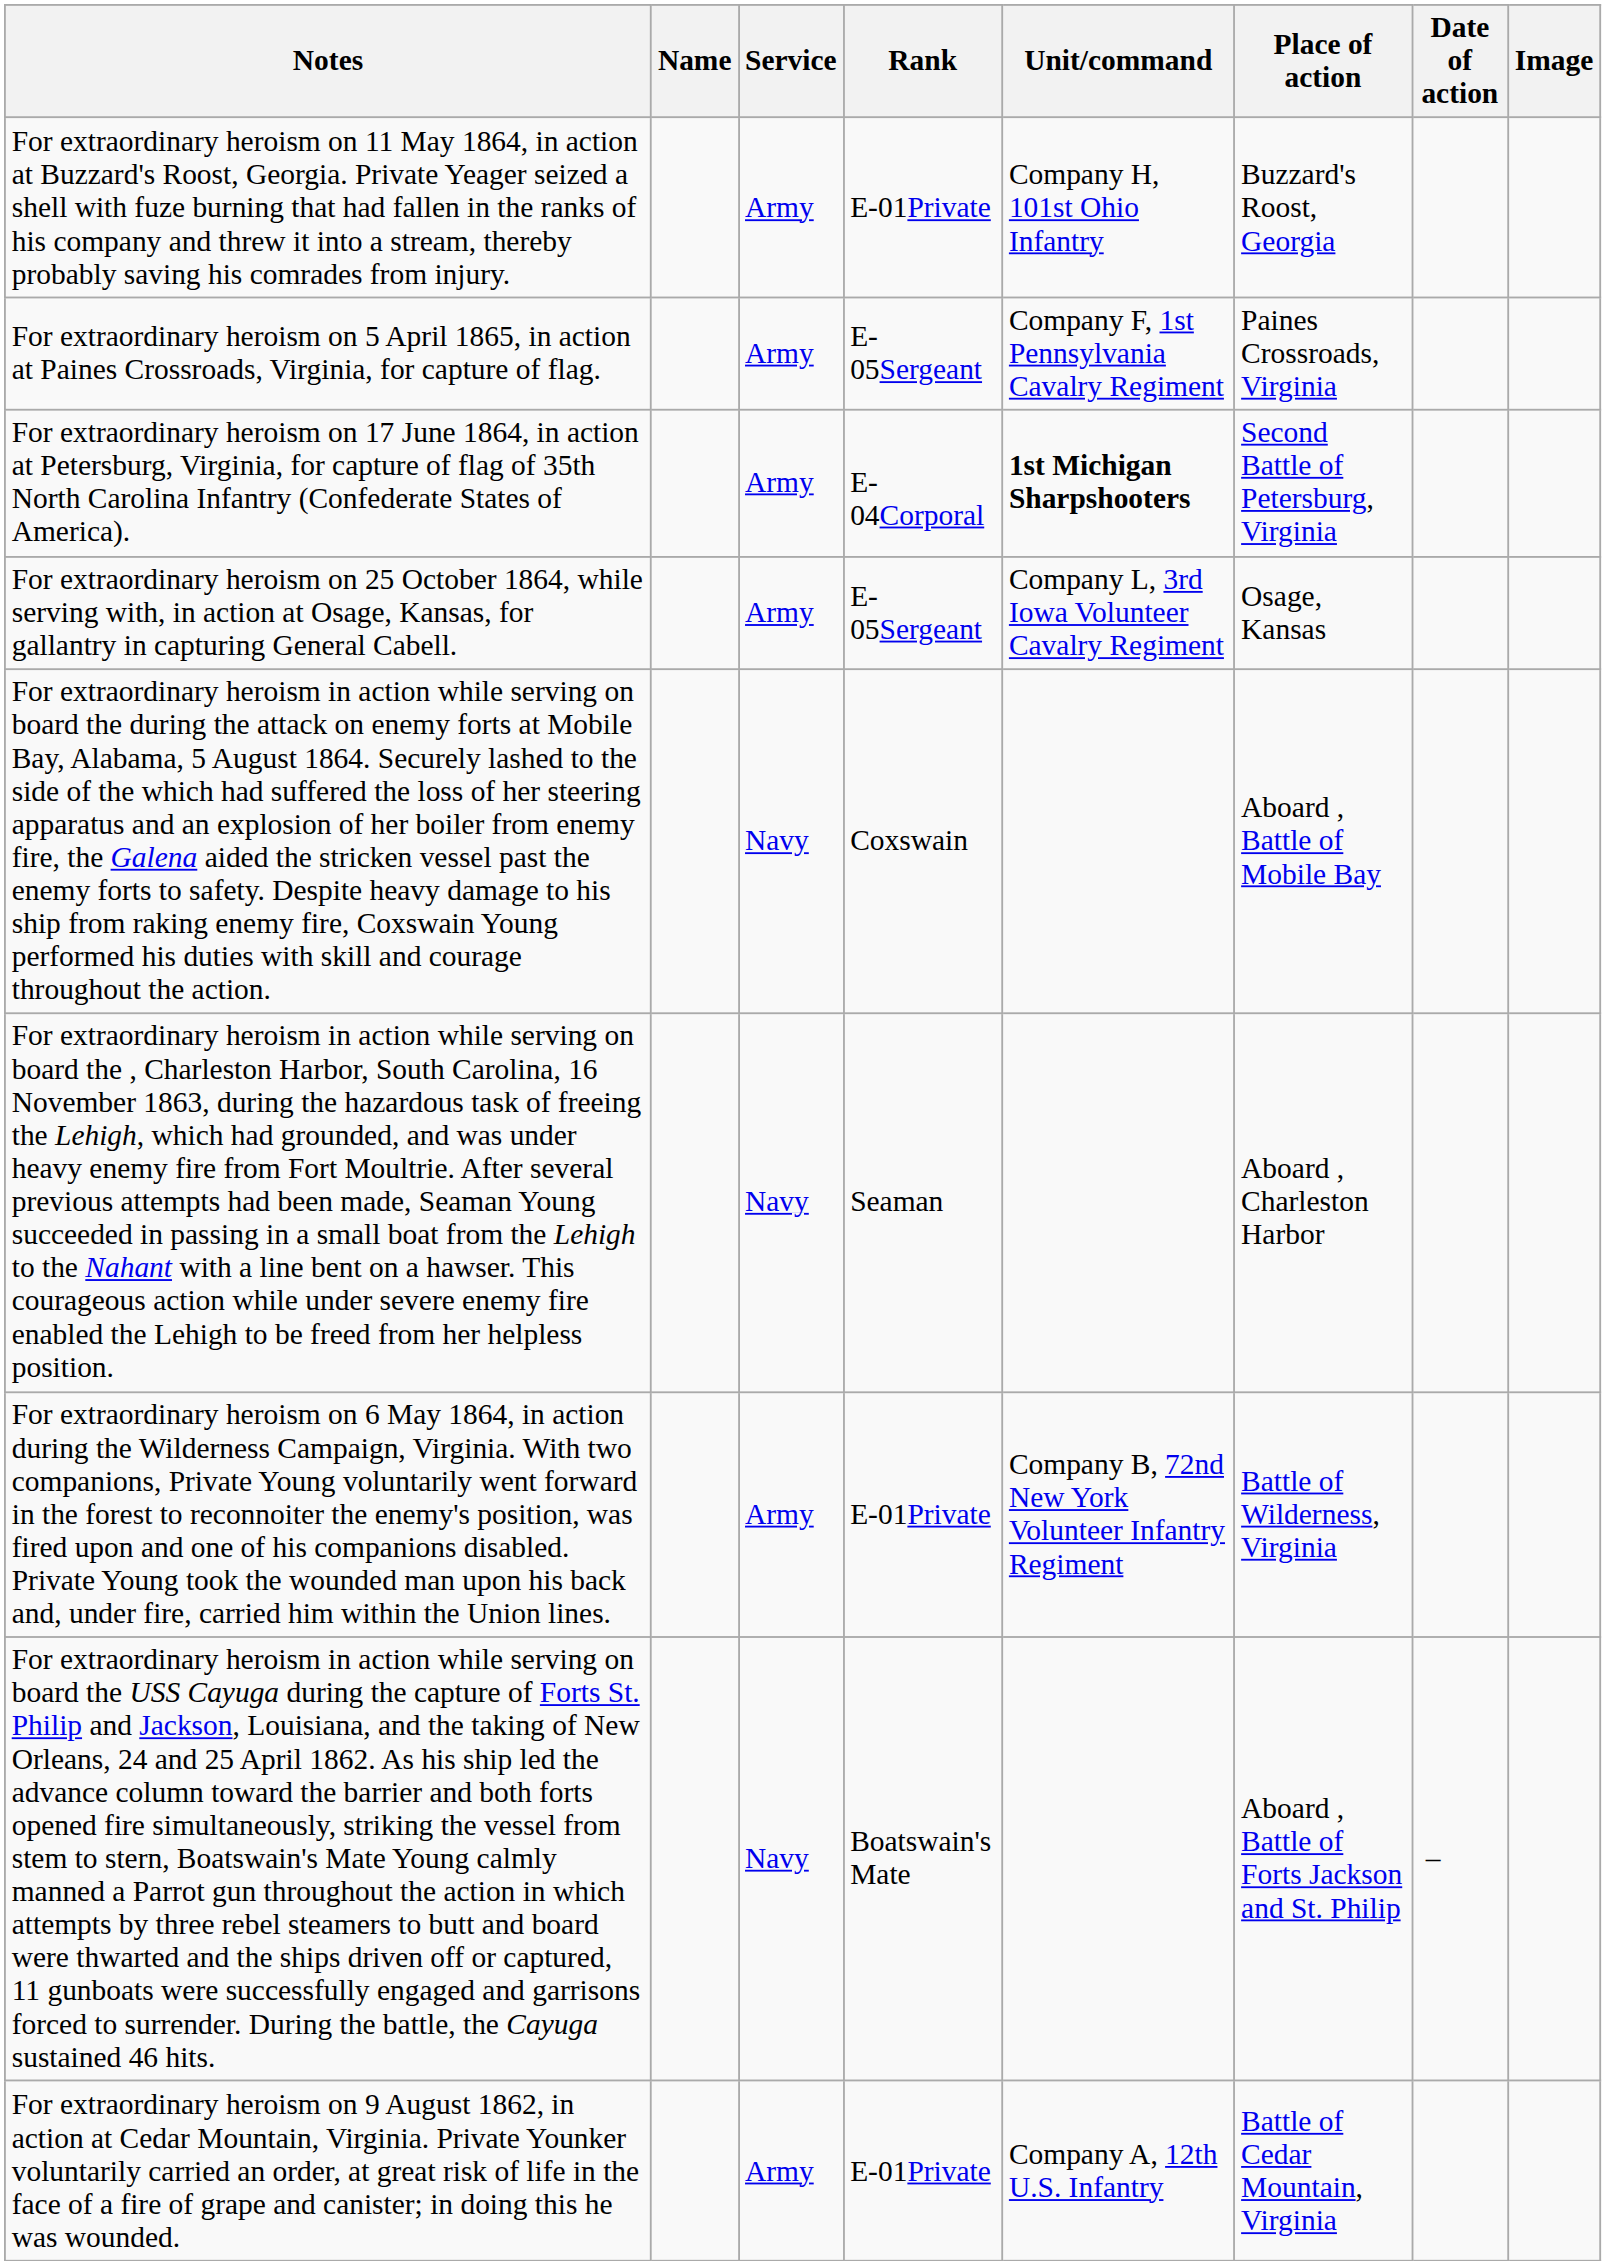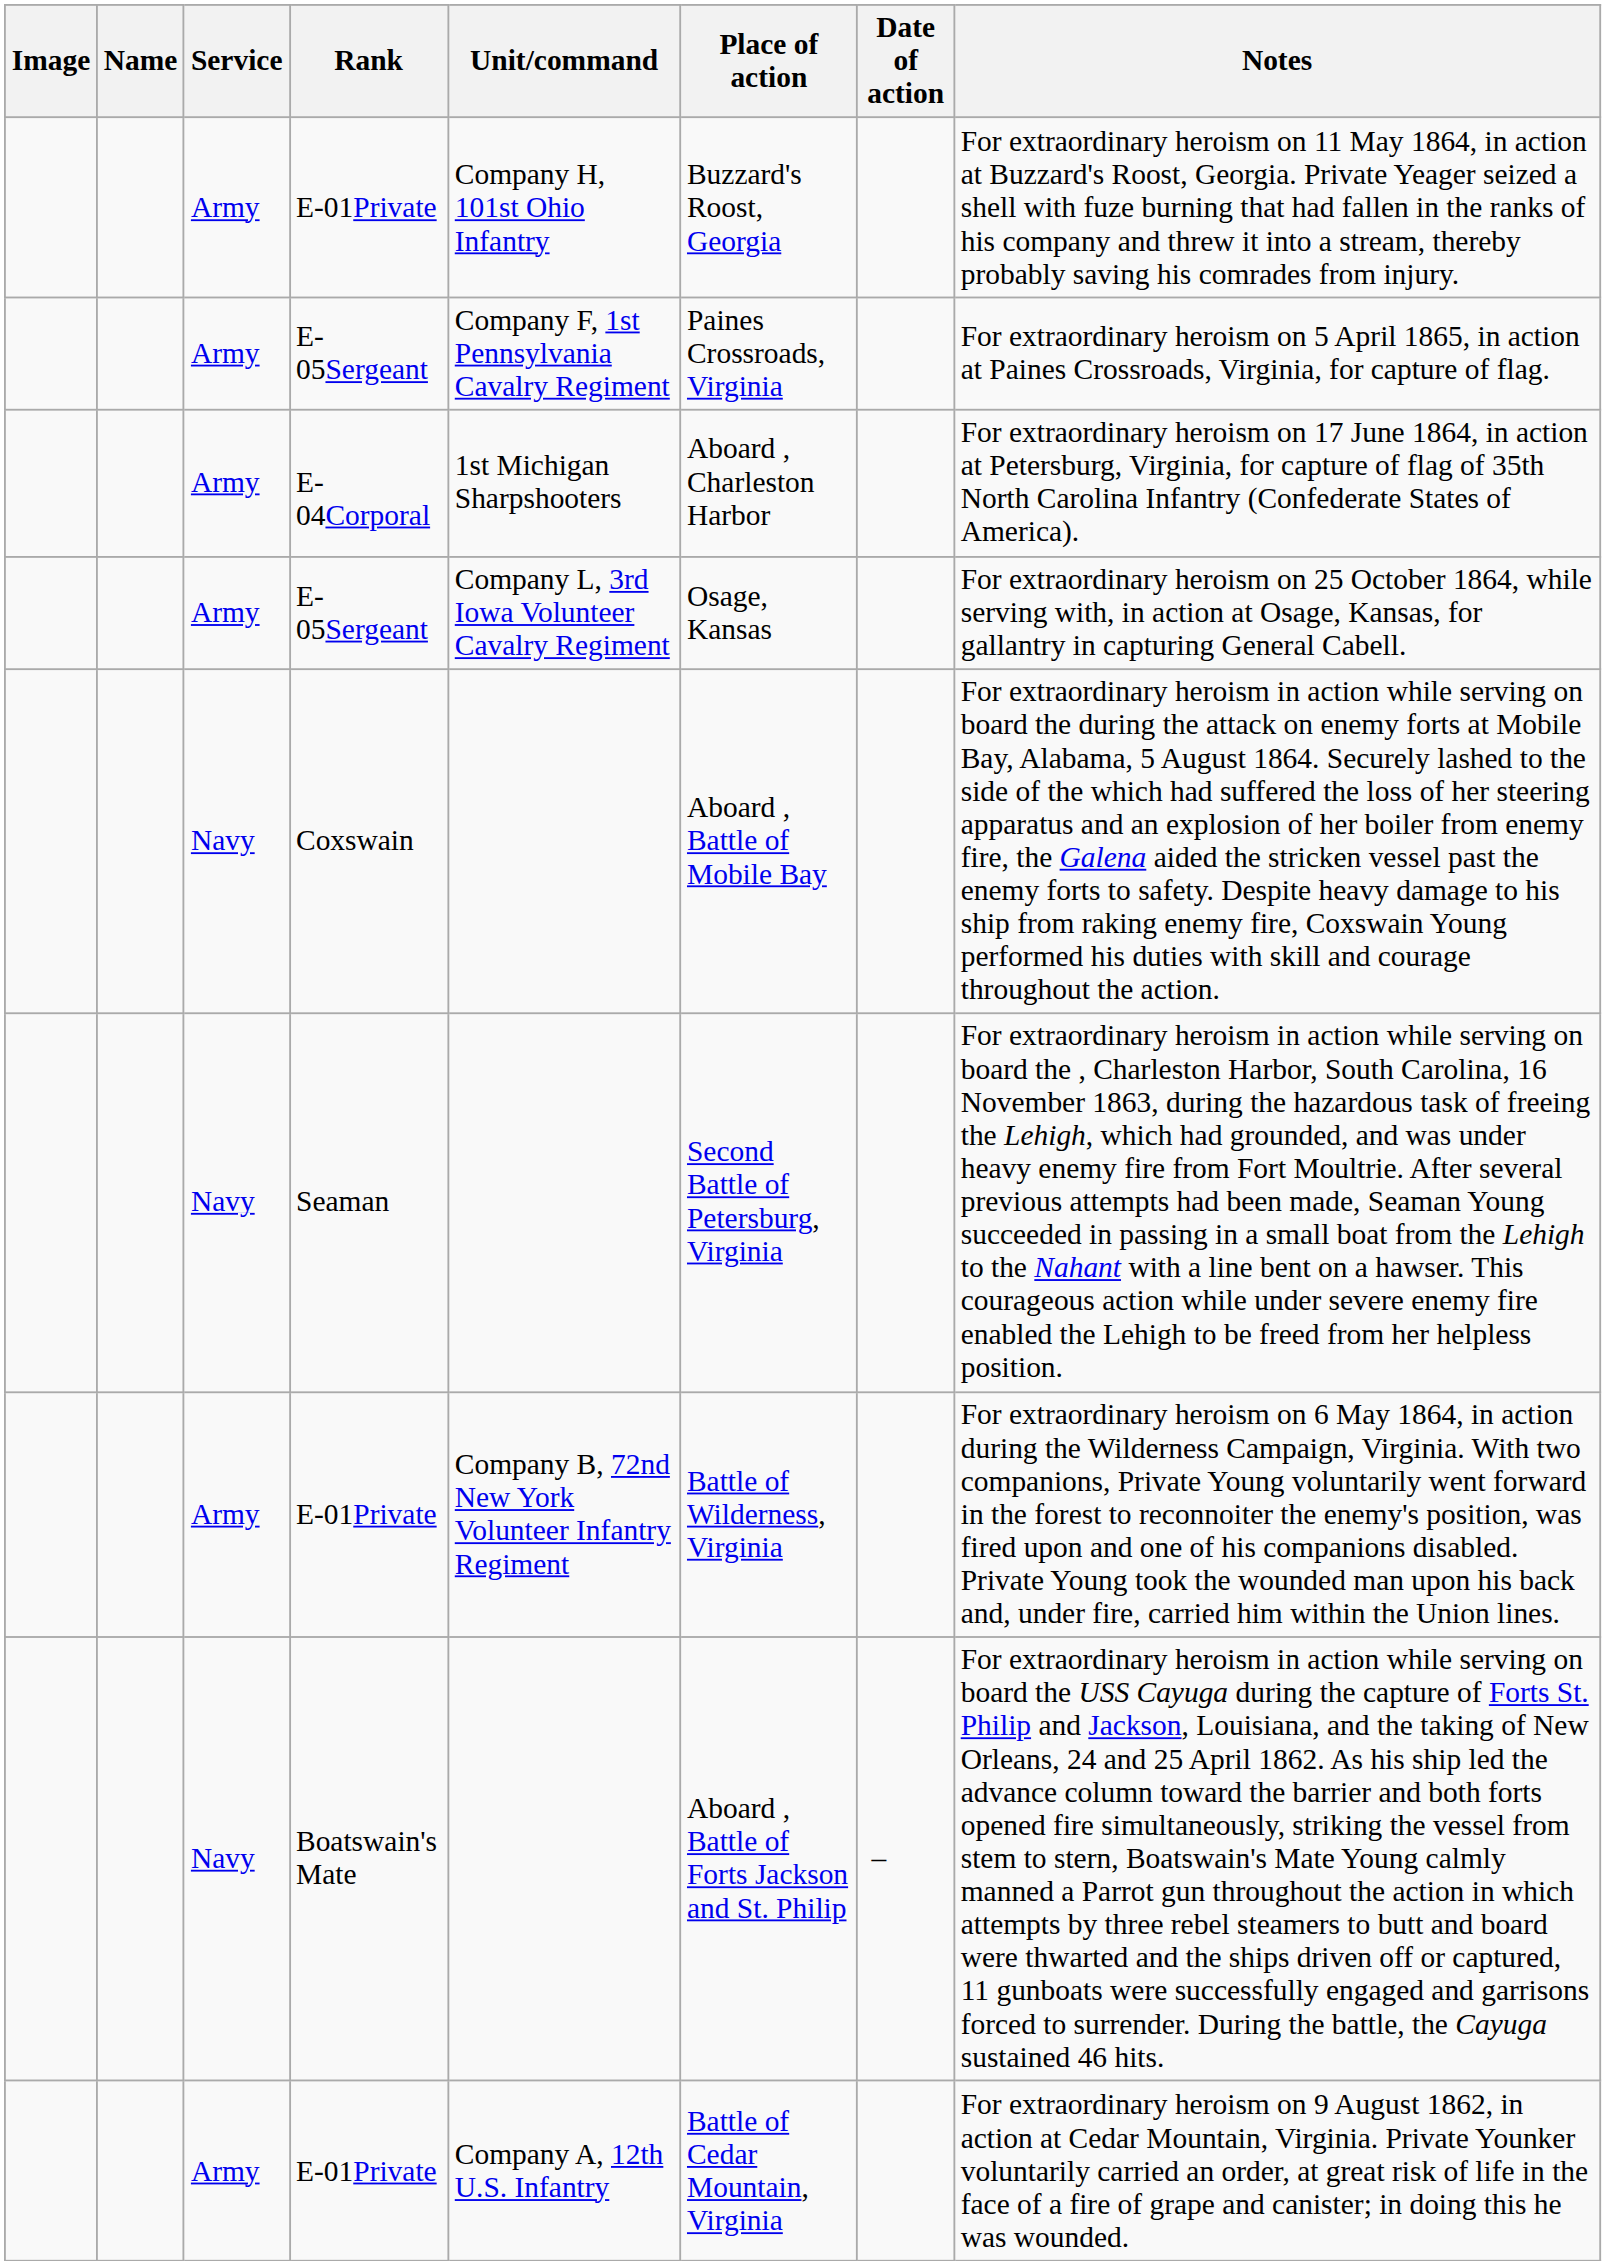columns swapped: (1554, 60) <-> (328, 60)
(1100, 482) bold -> (538, 482) normal
(1307, 482) Second Battle of Petersburg, Virginia -> (751, 482) Aboard , Charleston Harbor
(1305, 1202) Aboard , Charleston Harbor -> (753, 1202) Second Battle of Petersburg, Virginia
